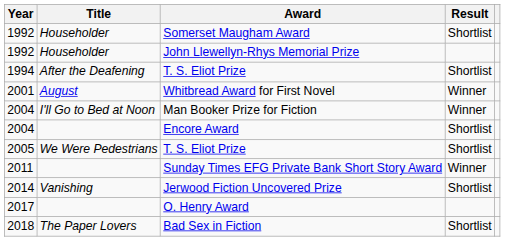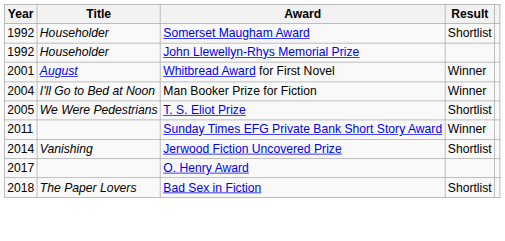- row: (21, 71)
- row: (21, 129)
